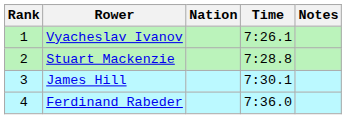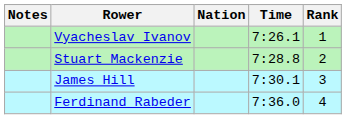columns swapped: (24, 15) <-> (318, 15)
